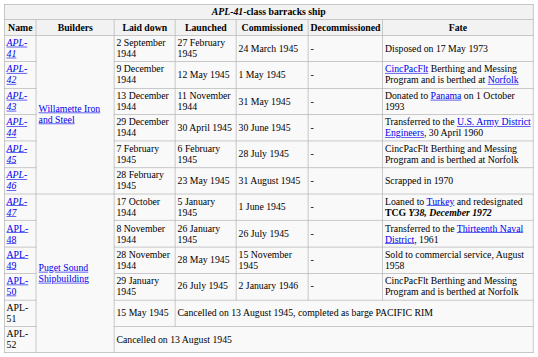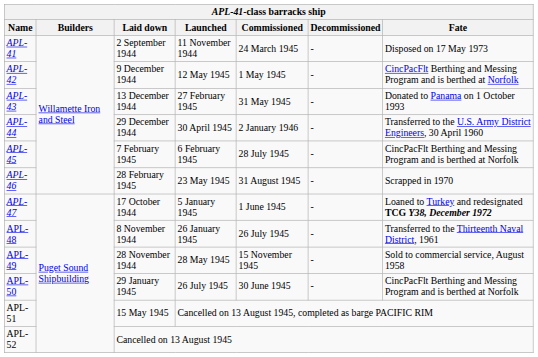(201, 48) 27 February 1945 -> (204, 48) 11 November 1944
(204, 101) 11 November 1944 -> (201, 101) 27 February 1945
(265, 128) 30 June 1945 -> (268, 128) 2 January 1946
(268, 286) 2 January 1946 -> (265, 286) 30 June 1945
